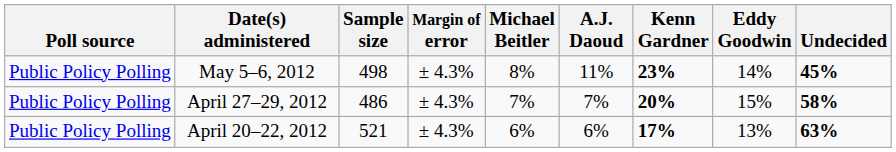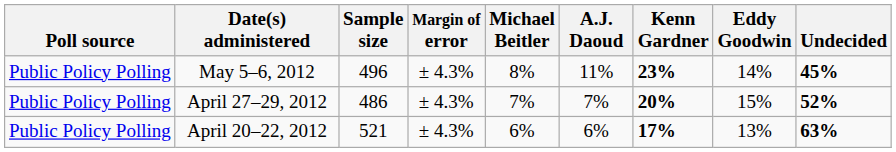(373, 71) 498 -> (373, 71) 496
(819, 101) 58% -> (819, 101) 52%
